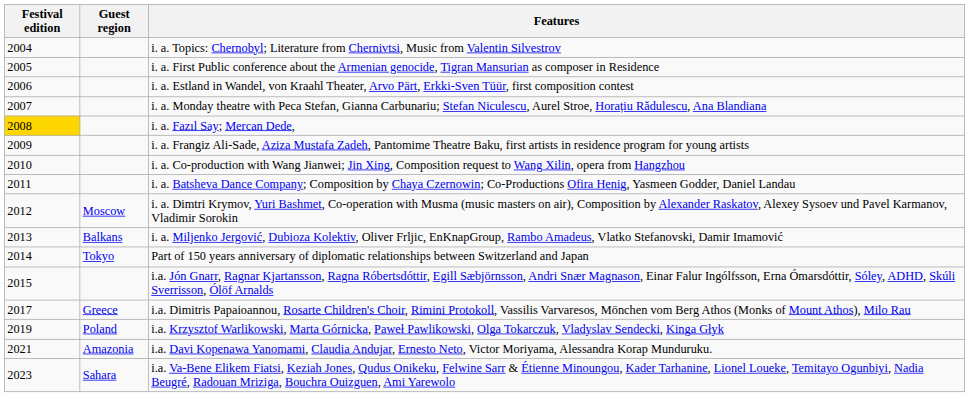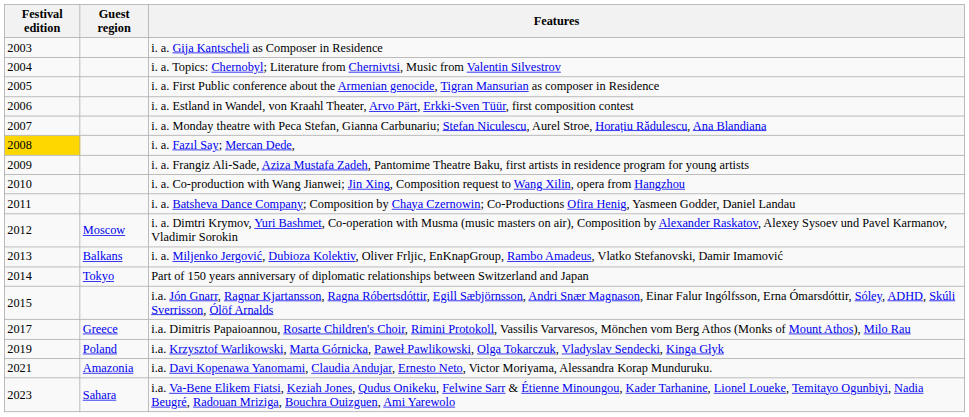+ row: (267, 47)
